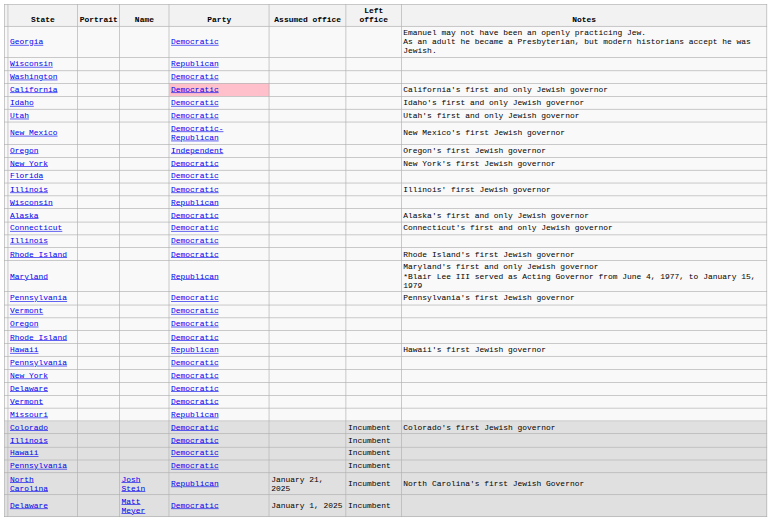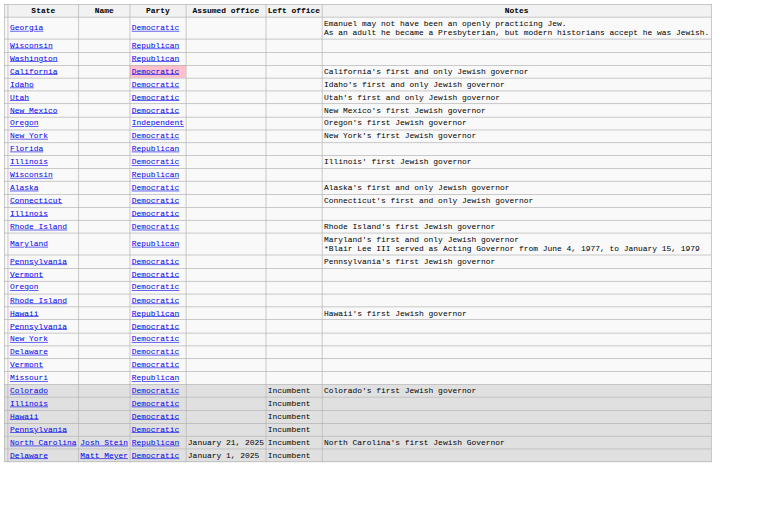- column: (99, 20)
(195, 77) Democratic -> (156, 59) Republican
(197, 133) Democratic-Republican -> (156, 110) Democratic
(195, 177) Democratic -> (156, 149) Republican
